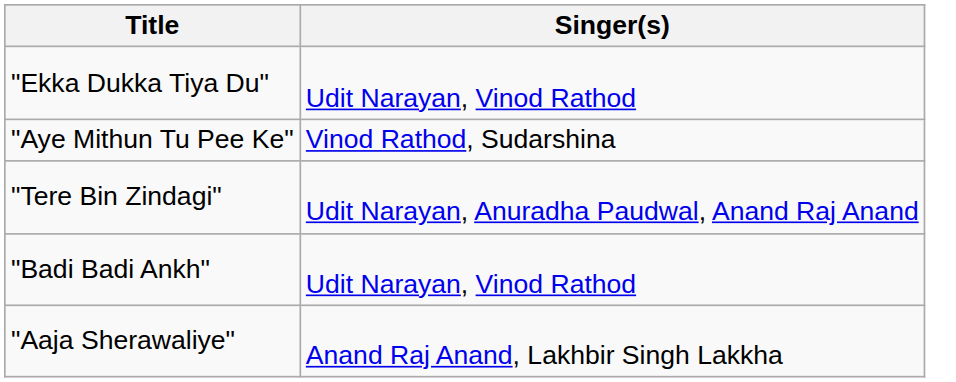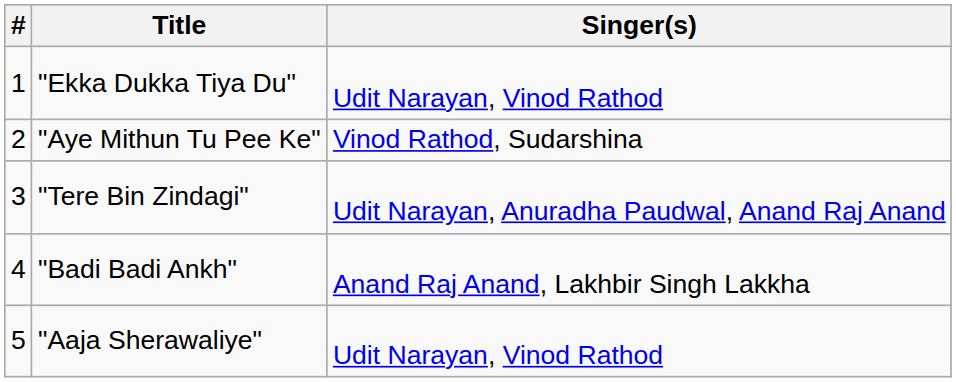+ column: (18, 25)
(471, 283) Udit Narayan, Vinod Rathod -> (571, 283) Anand Raj Anand, Lakhbir Singh Lakkha
(544, 355) Anand Raj Anand, Lakhbir Singh Lakkha -> (498, 355) Udit Narayan, Vinod Rathod
